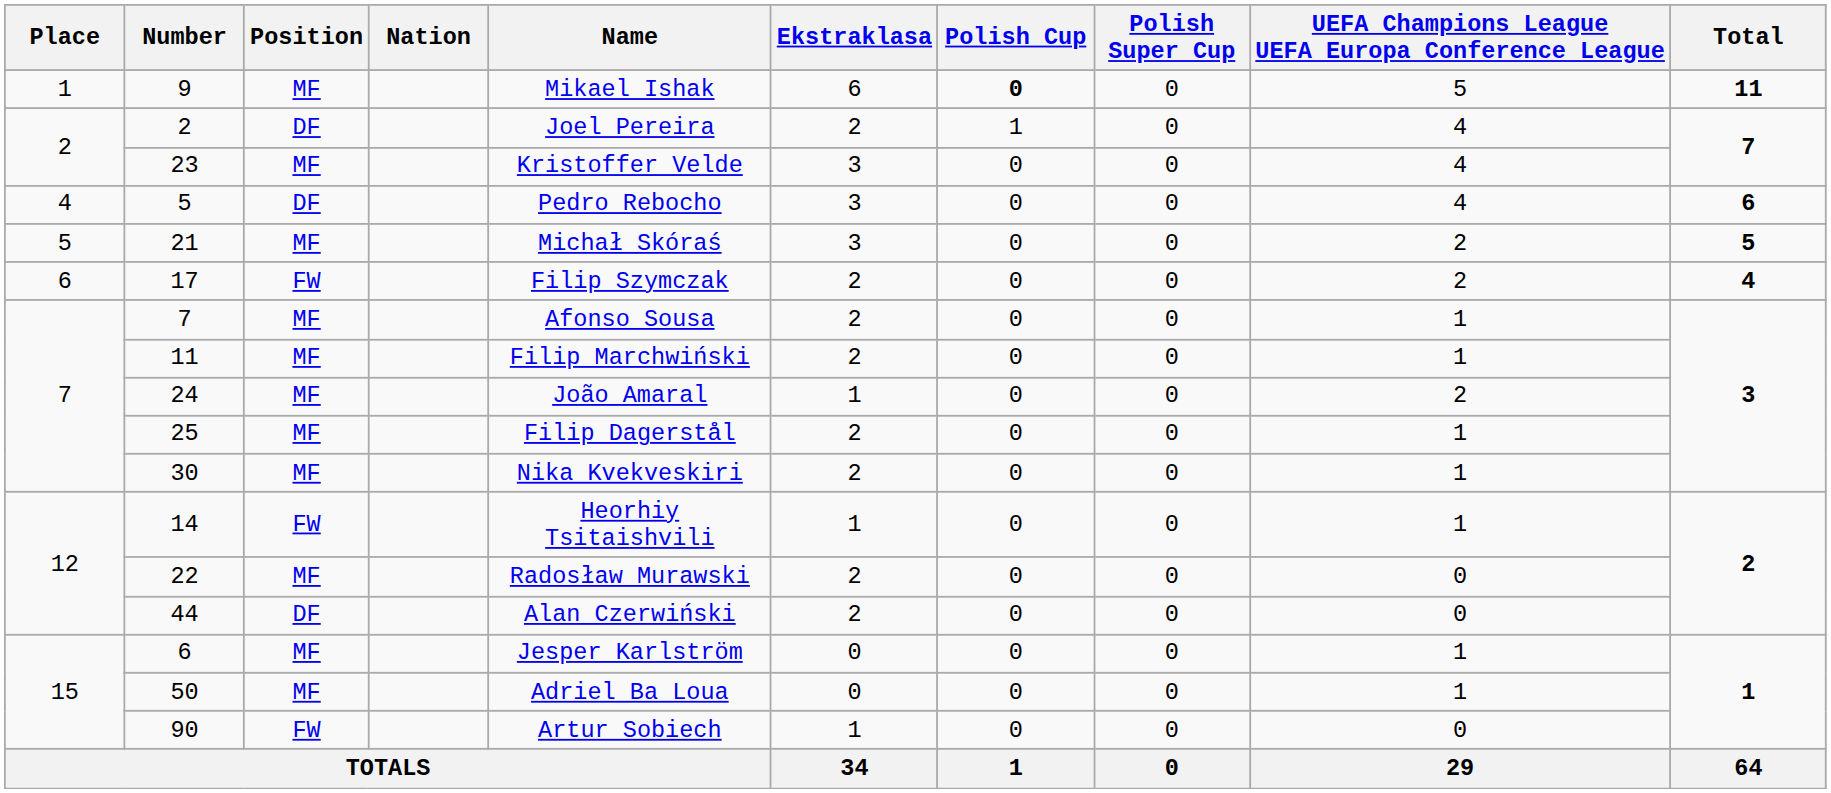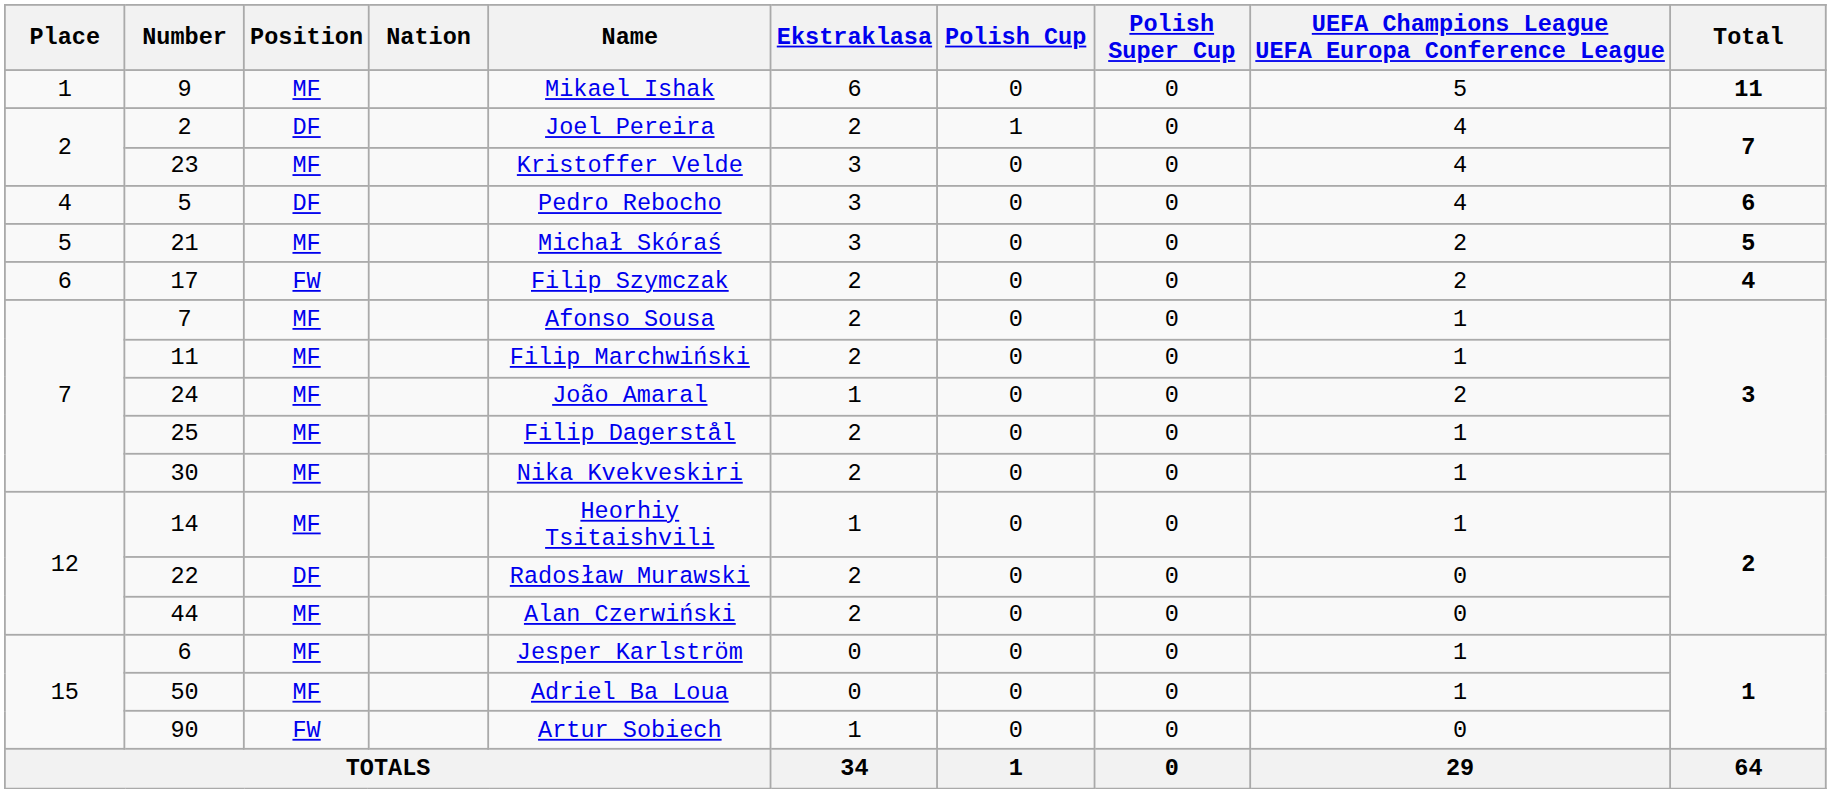(1016, 90) bold -> (1016, 90) normal
(307, 525) FW -> (307, 525) MF
(307, 577) MF -> (307, 577) DF
(307, 615) DF -> (307, 615) MF
